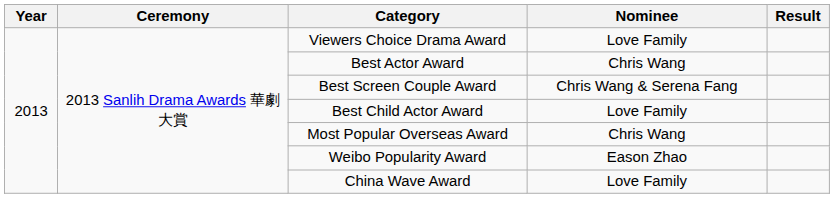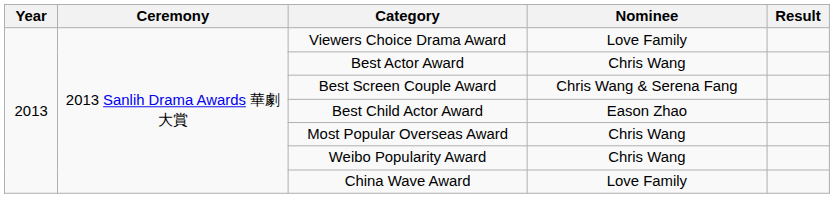(647, 110) Love Family -> (647, 110) Eason Zhao
(647, 157) Eason Zhao -> (647, 157) Chris Wang
